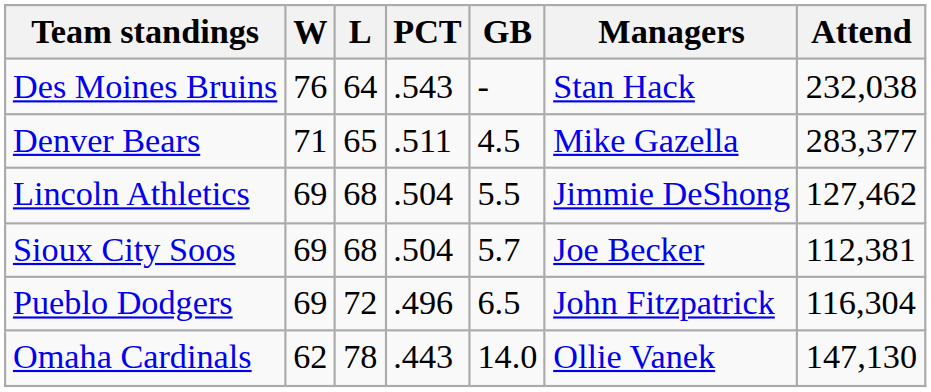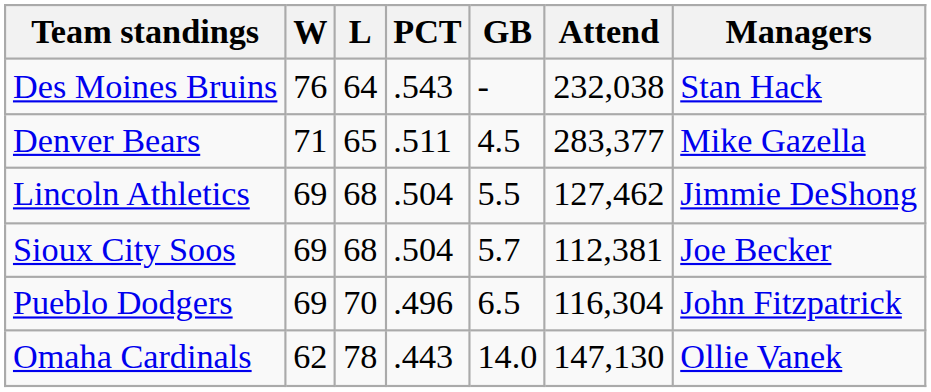columns swapped: (861, 31) <-> (672, 31)
(360, 303) 72 -> (360, 303) 70
